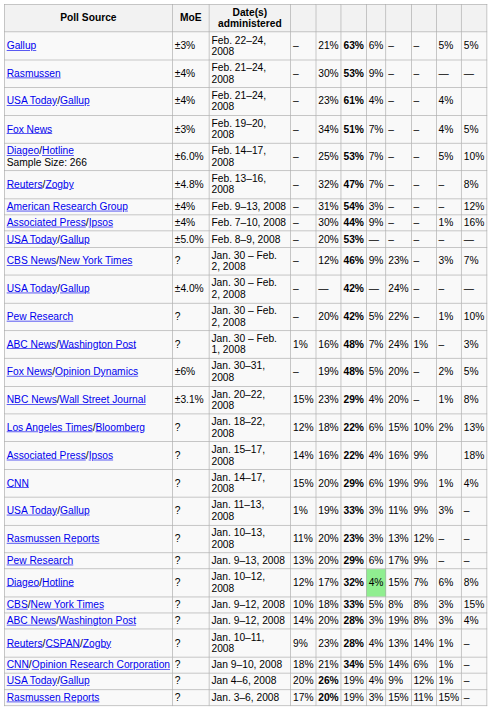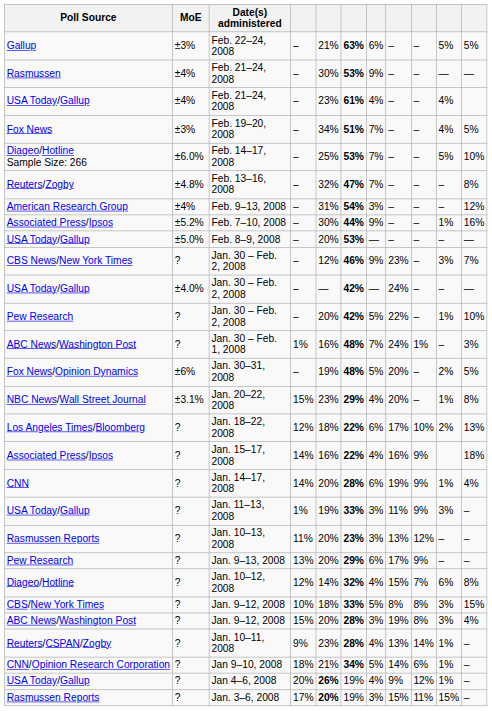(185, 223) ±4% -> (189, 223) ±5.2%
(398, 427) 15% -> (398, 427) 17%
(303, 483) 15% -> (303, 483) 14%
(354, 483) 29% -> (354, 483) 28%
(328, 583) 17% -> (328, 583) 14%
(376, 583) lightgreen background -> (376, 583) no background
(303, 621) 14% -> (303, 621) 15%
